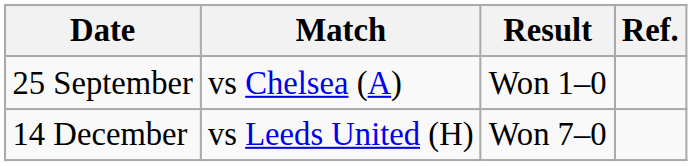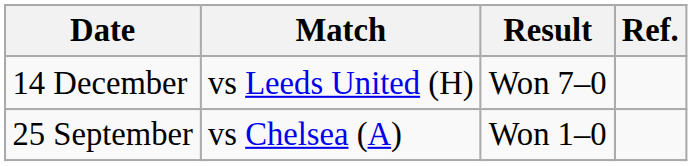rows swapped: (103, 82) <-> (100, 133)
